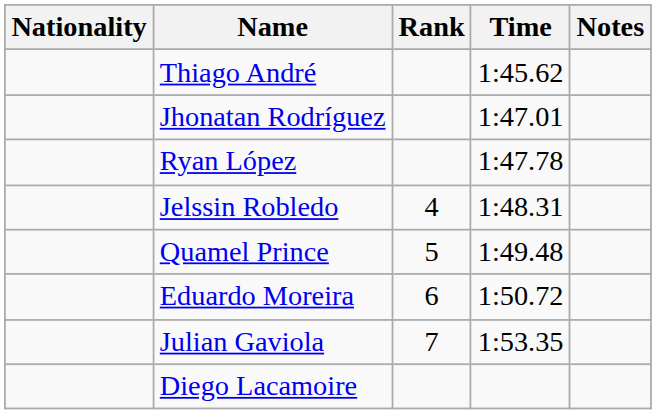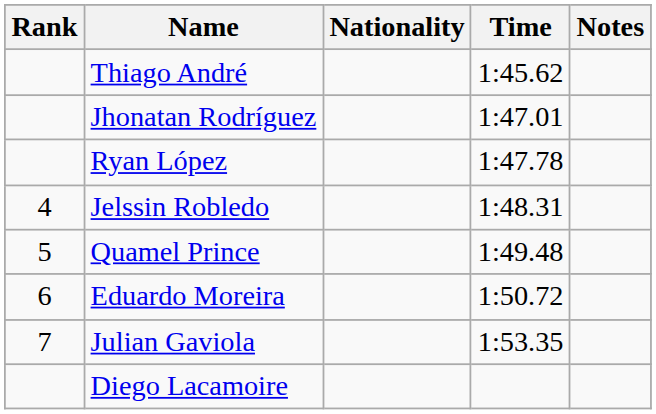columns swapped: (432, 26) <-> (79, 26)
